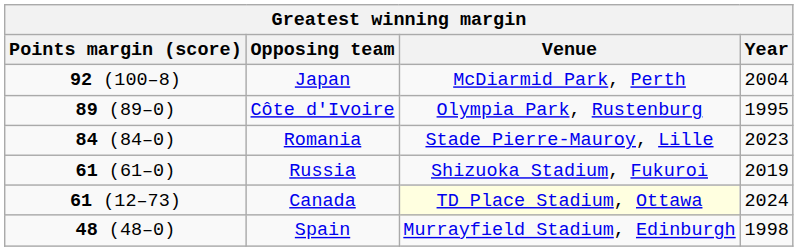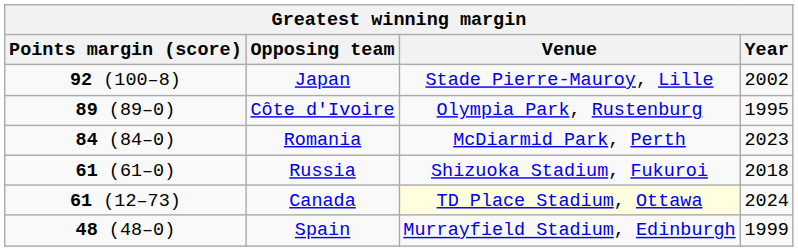(570, 80) McDiarmid Park, Perth -> (570, 80) Stade Pierre-Mauroy, Lille
(767, 80) 2004 -> (767, 80) 2002
(570, 140) Stade Pierre-Mauroy, Lille -> (570, 140) McDiarmid Park, Perth
(767, 170) 2019 -> (767, 170) 2018
(767, 230) 1998 -> (767, 230) 1999
